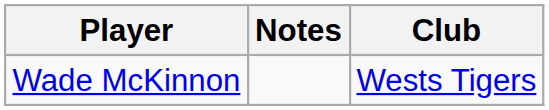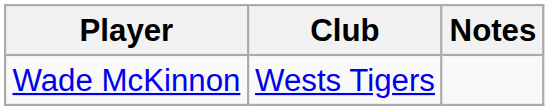columns swapped: (446, 30) <-> (298, 30)
